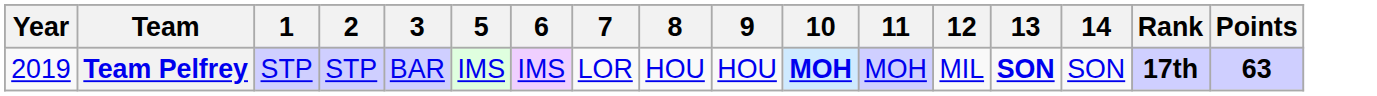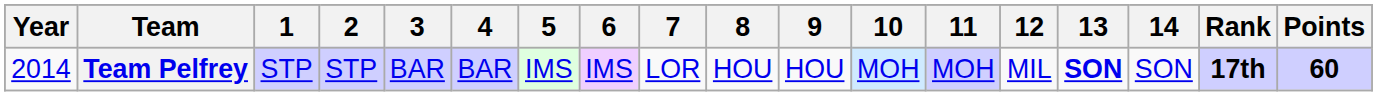+ column: (485, 26)
(41, 69) 2019 -> (41, 69) 2014
(821, 69) bold -> (888, 69) normal
(1257, 69) 63 -> (1324, 69) 60
